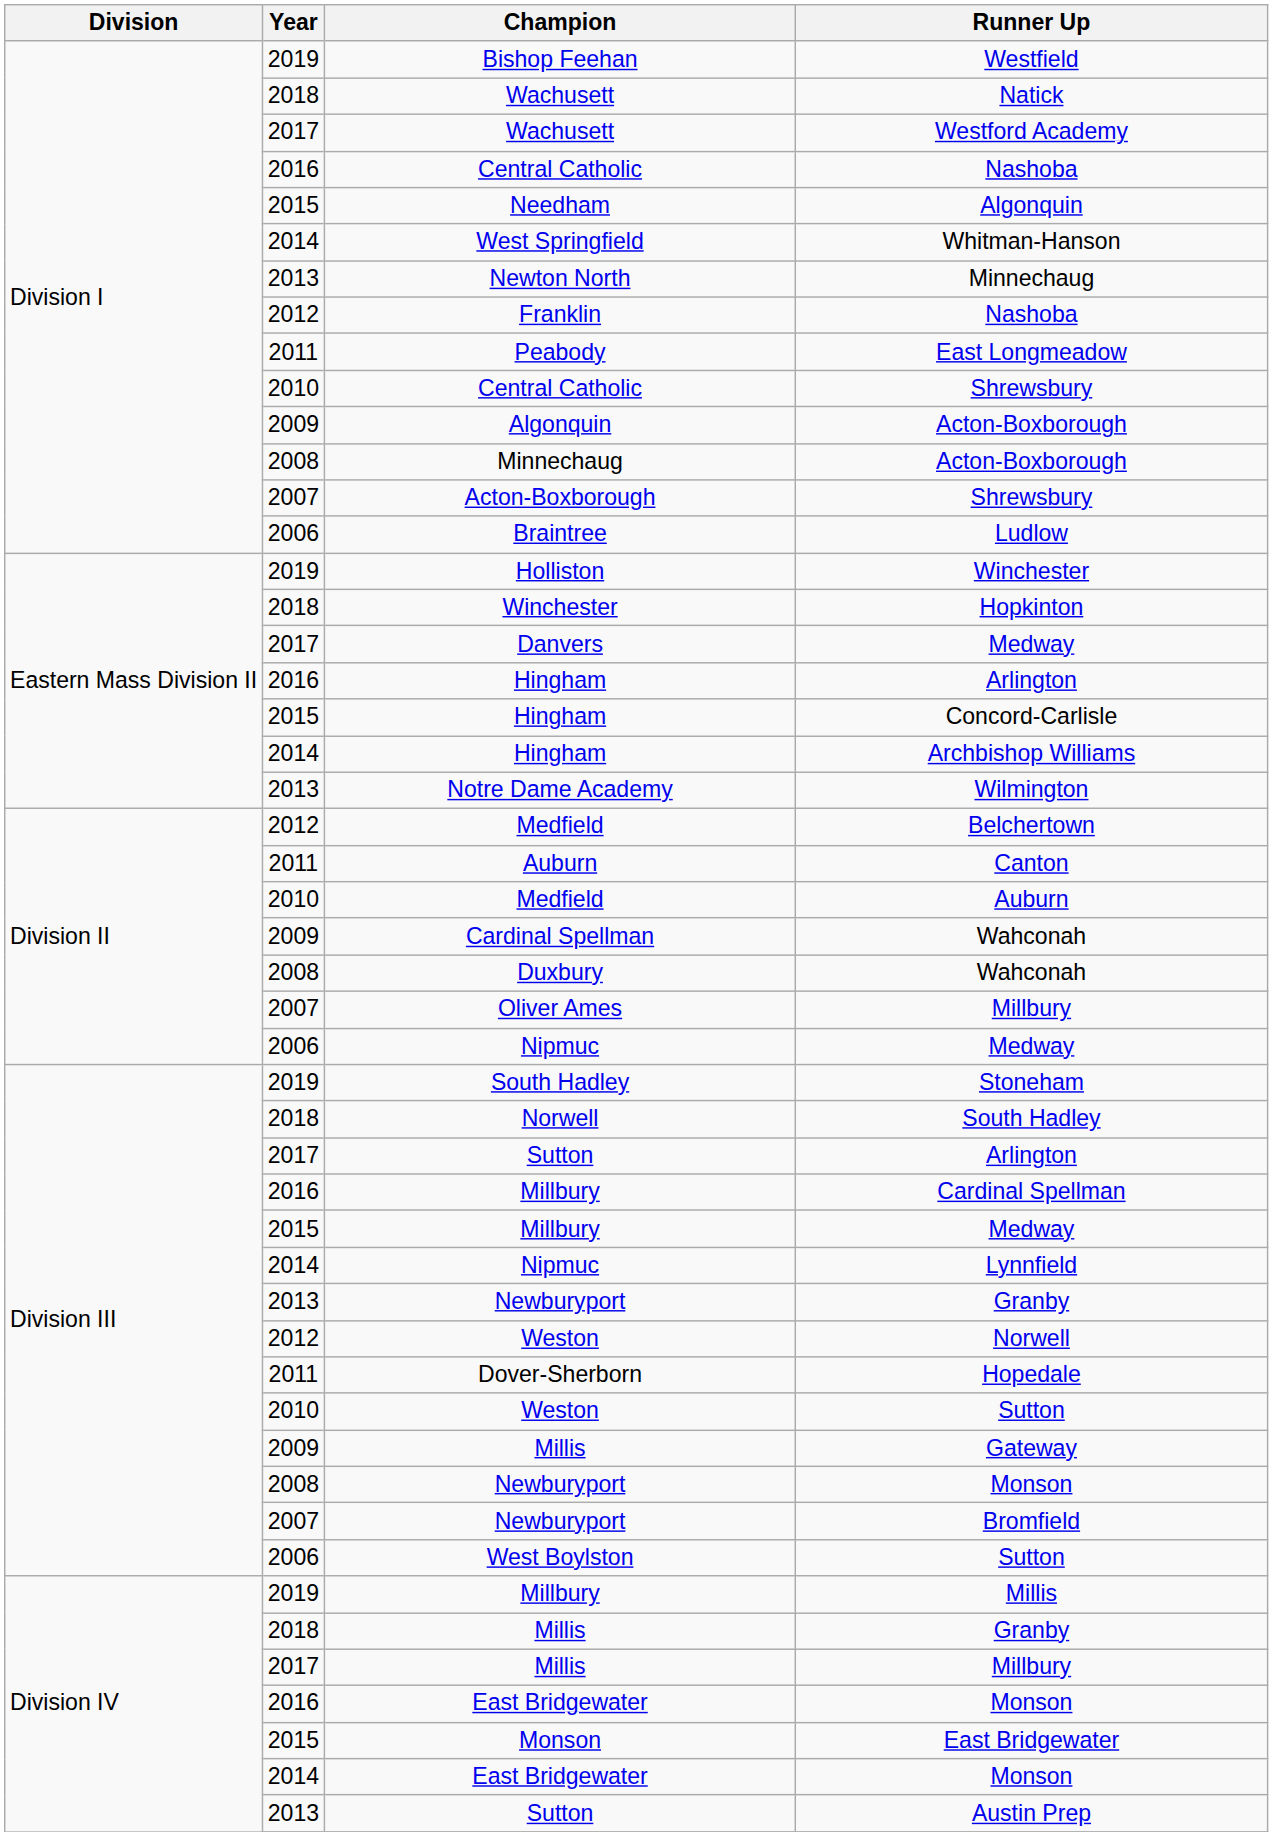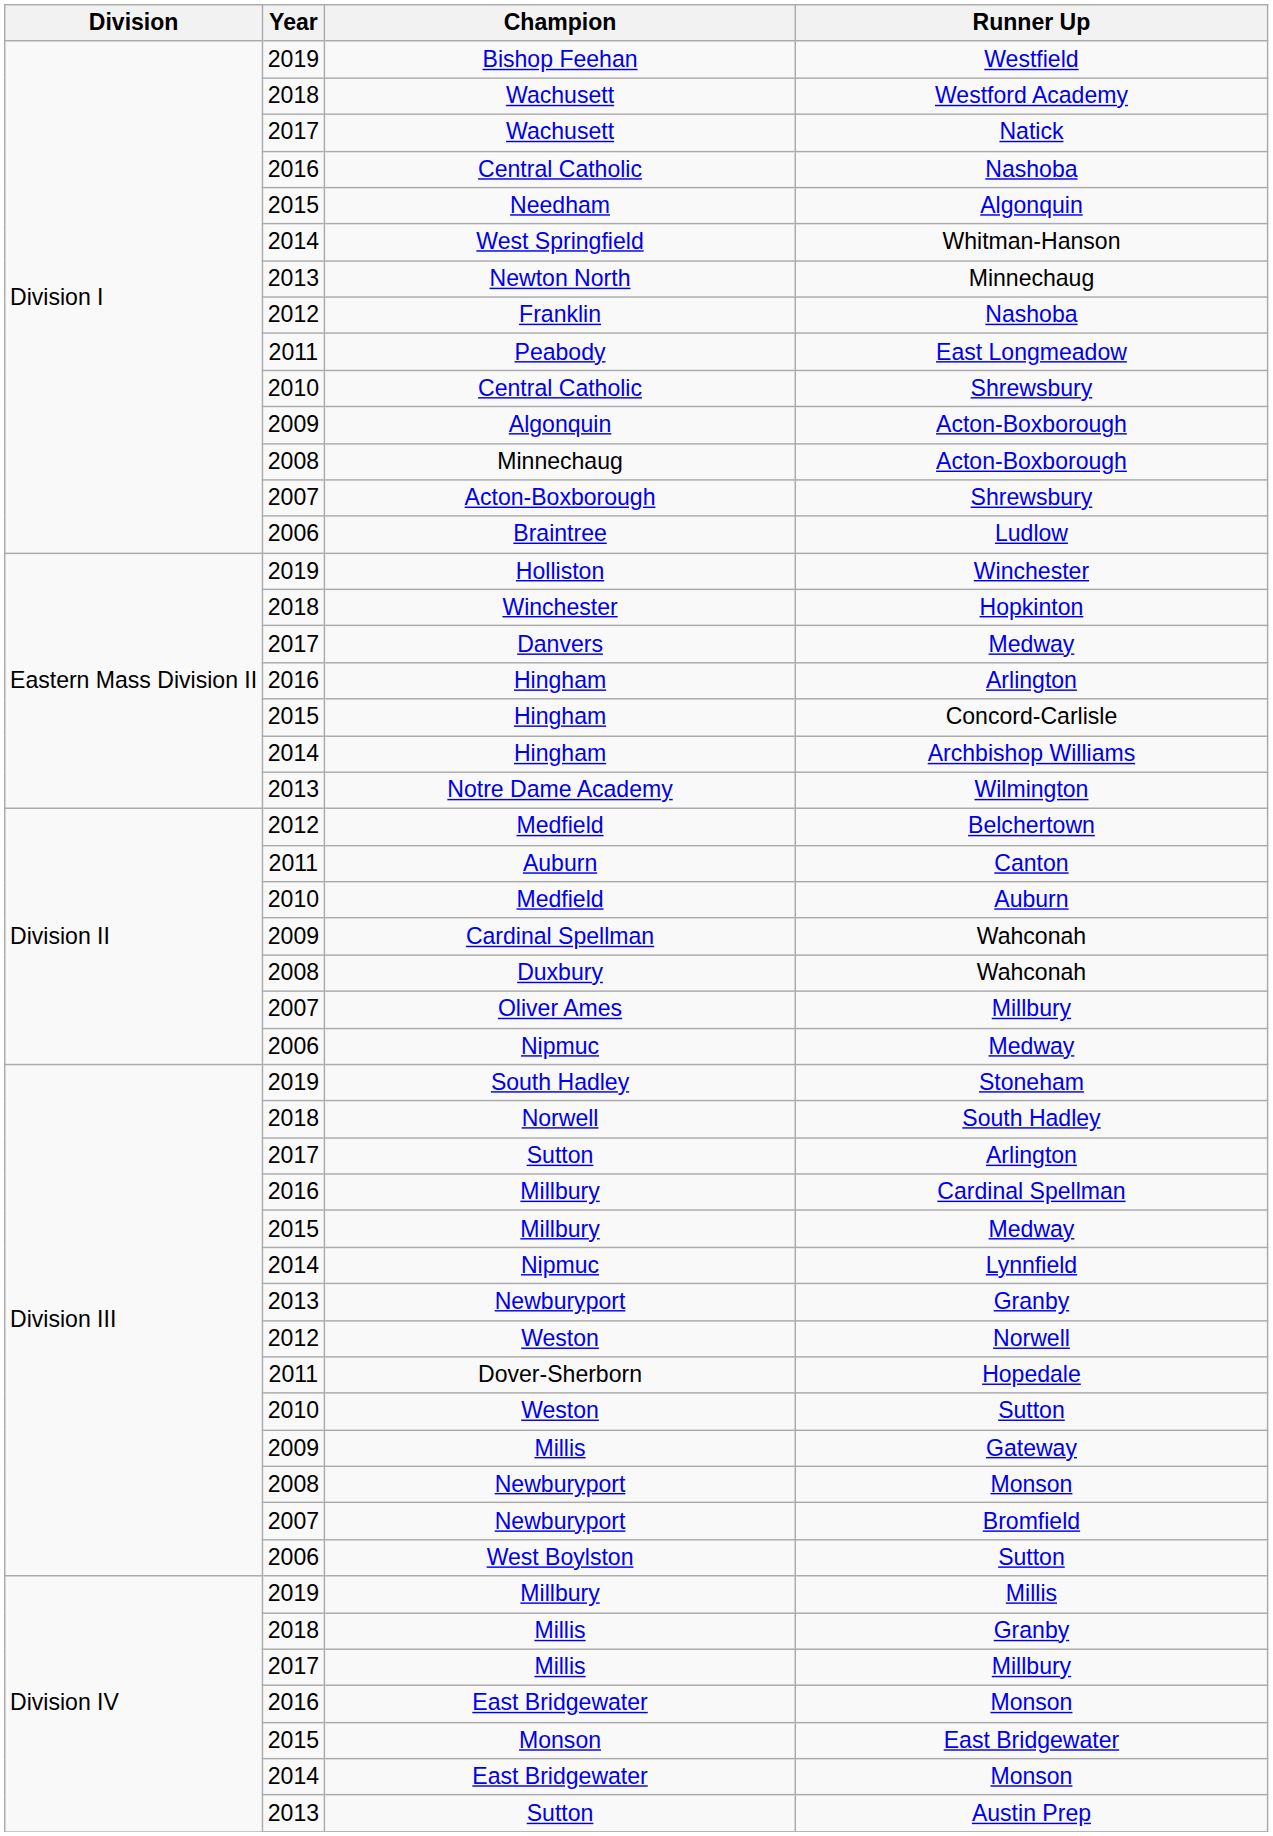(1031, 95) Natick -> (1031, 95) Westford Academy
(1031, 132) Westford Academy -> (1031, 132) Natick
